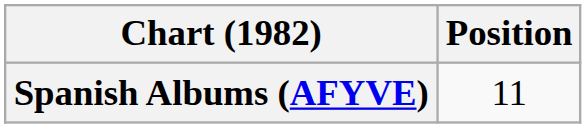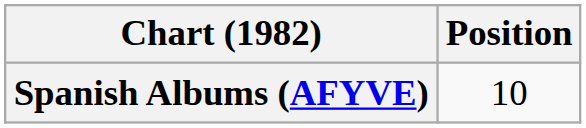(509, 92) 11 -> (509, 92) 10
